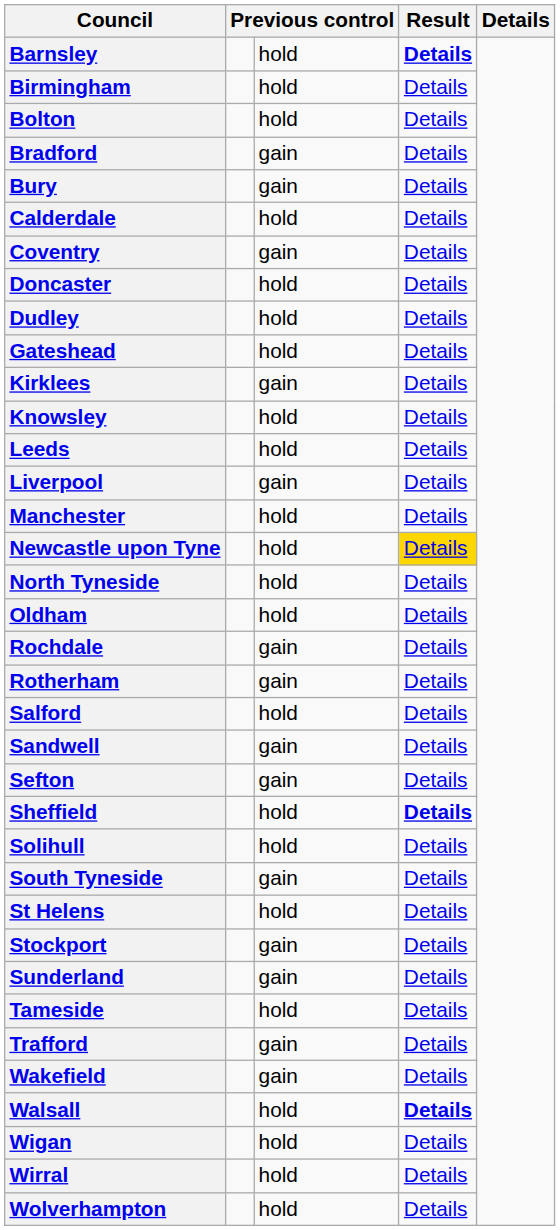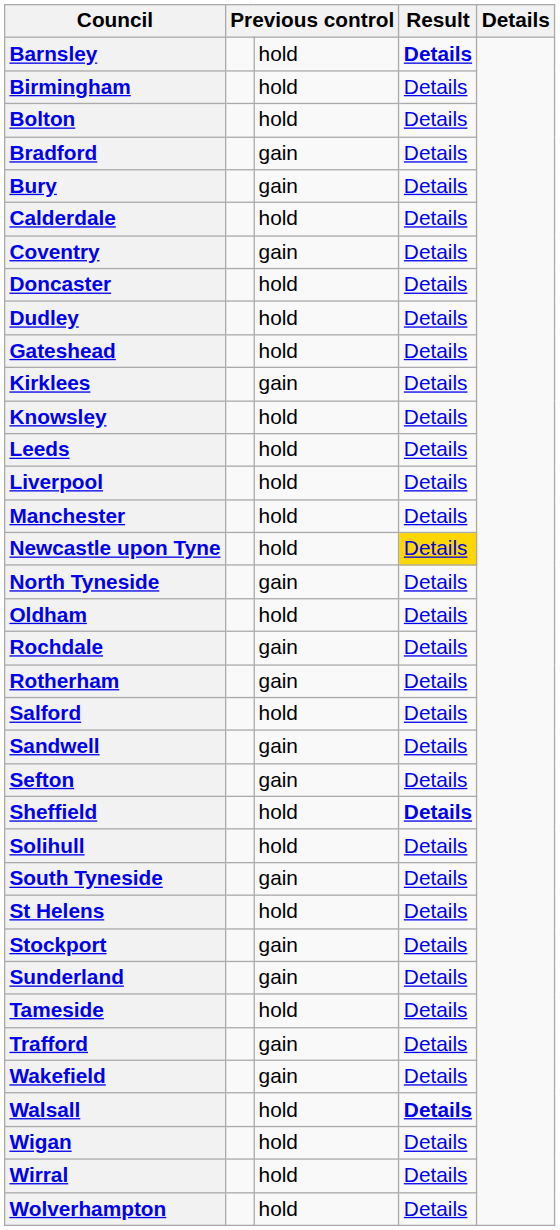(278, 482) gain -> (278, 482) hold
(278, 581) hold -> (278, 581) gain
